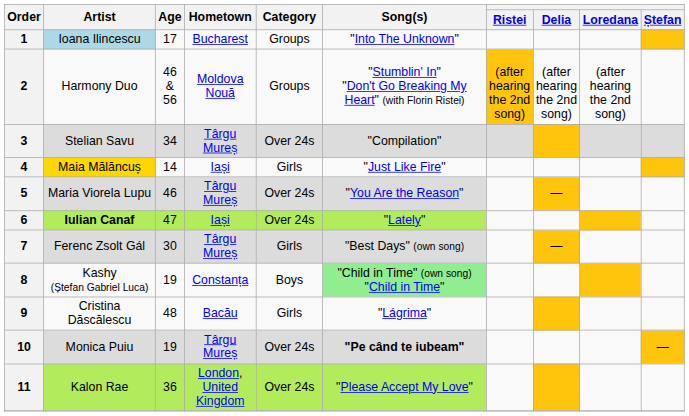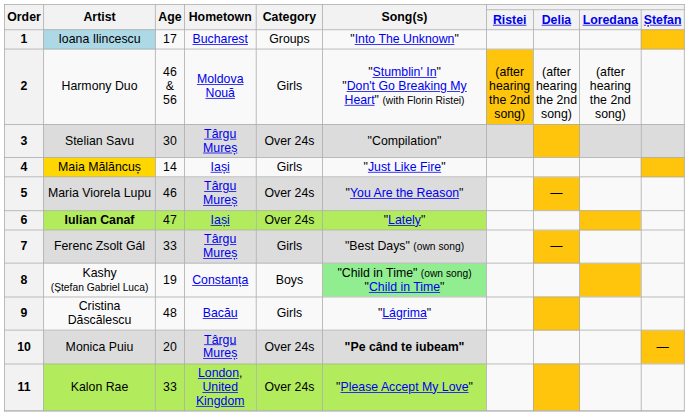(289, 86) Groups -> (289, 86) Girls
(170, 140) 34 -> (170, 140) 30
(170, 246) 30 -> (170, 246) 33
(170, 347) 19 -> (170, 347) 20
(170, 387) 36 -> (170, 387) 33
